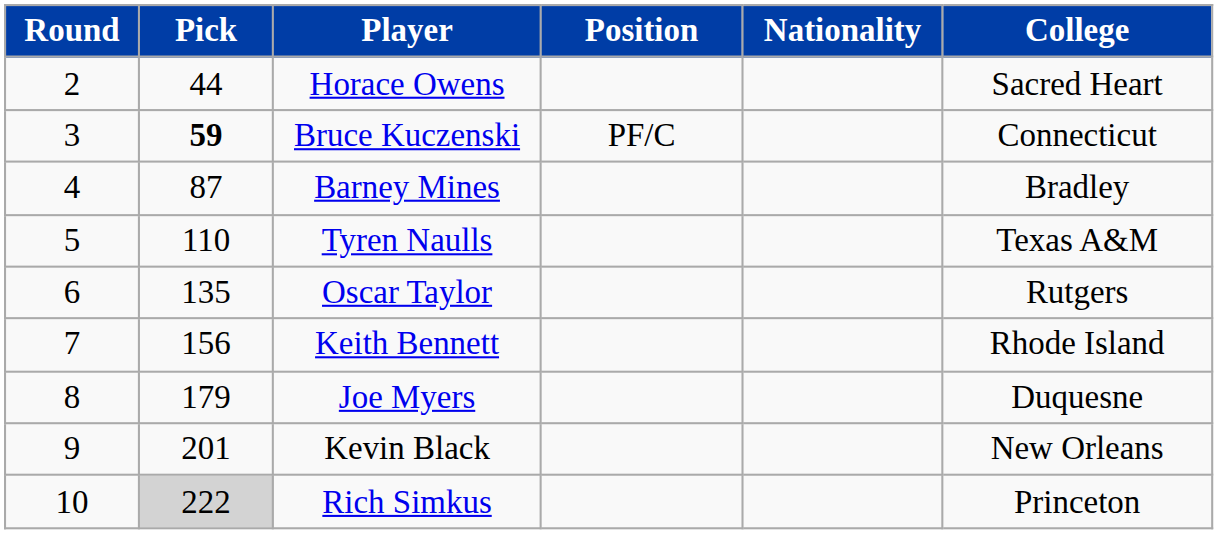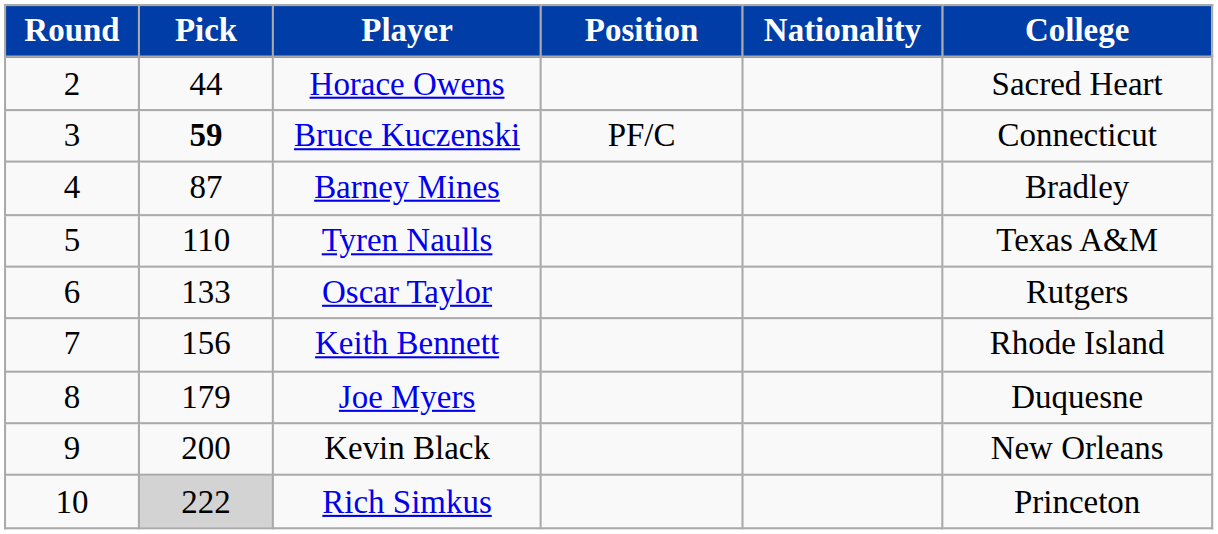(206, 291) 135 -> (206, 291) 133
(206, 448) 201 -> (206, 448) 200
